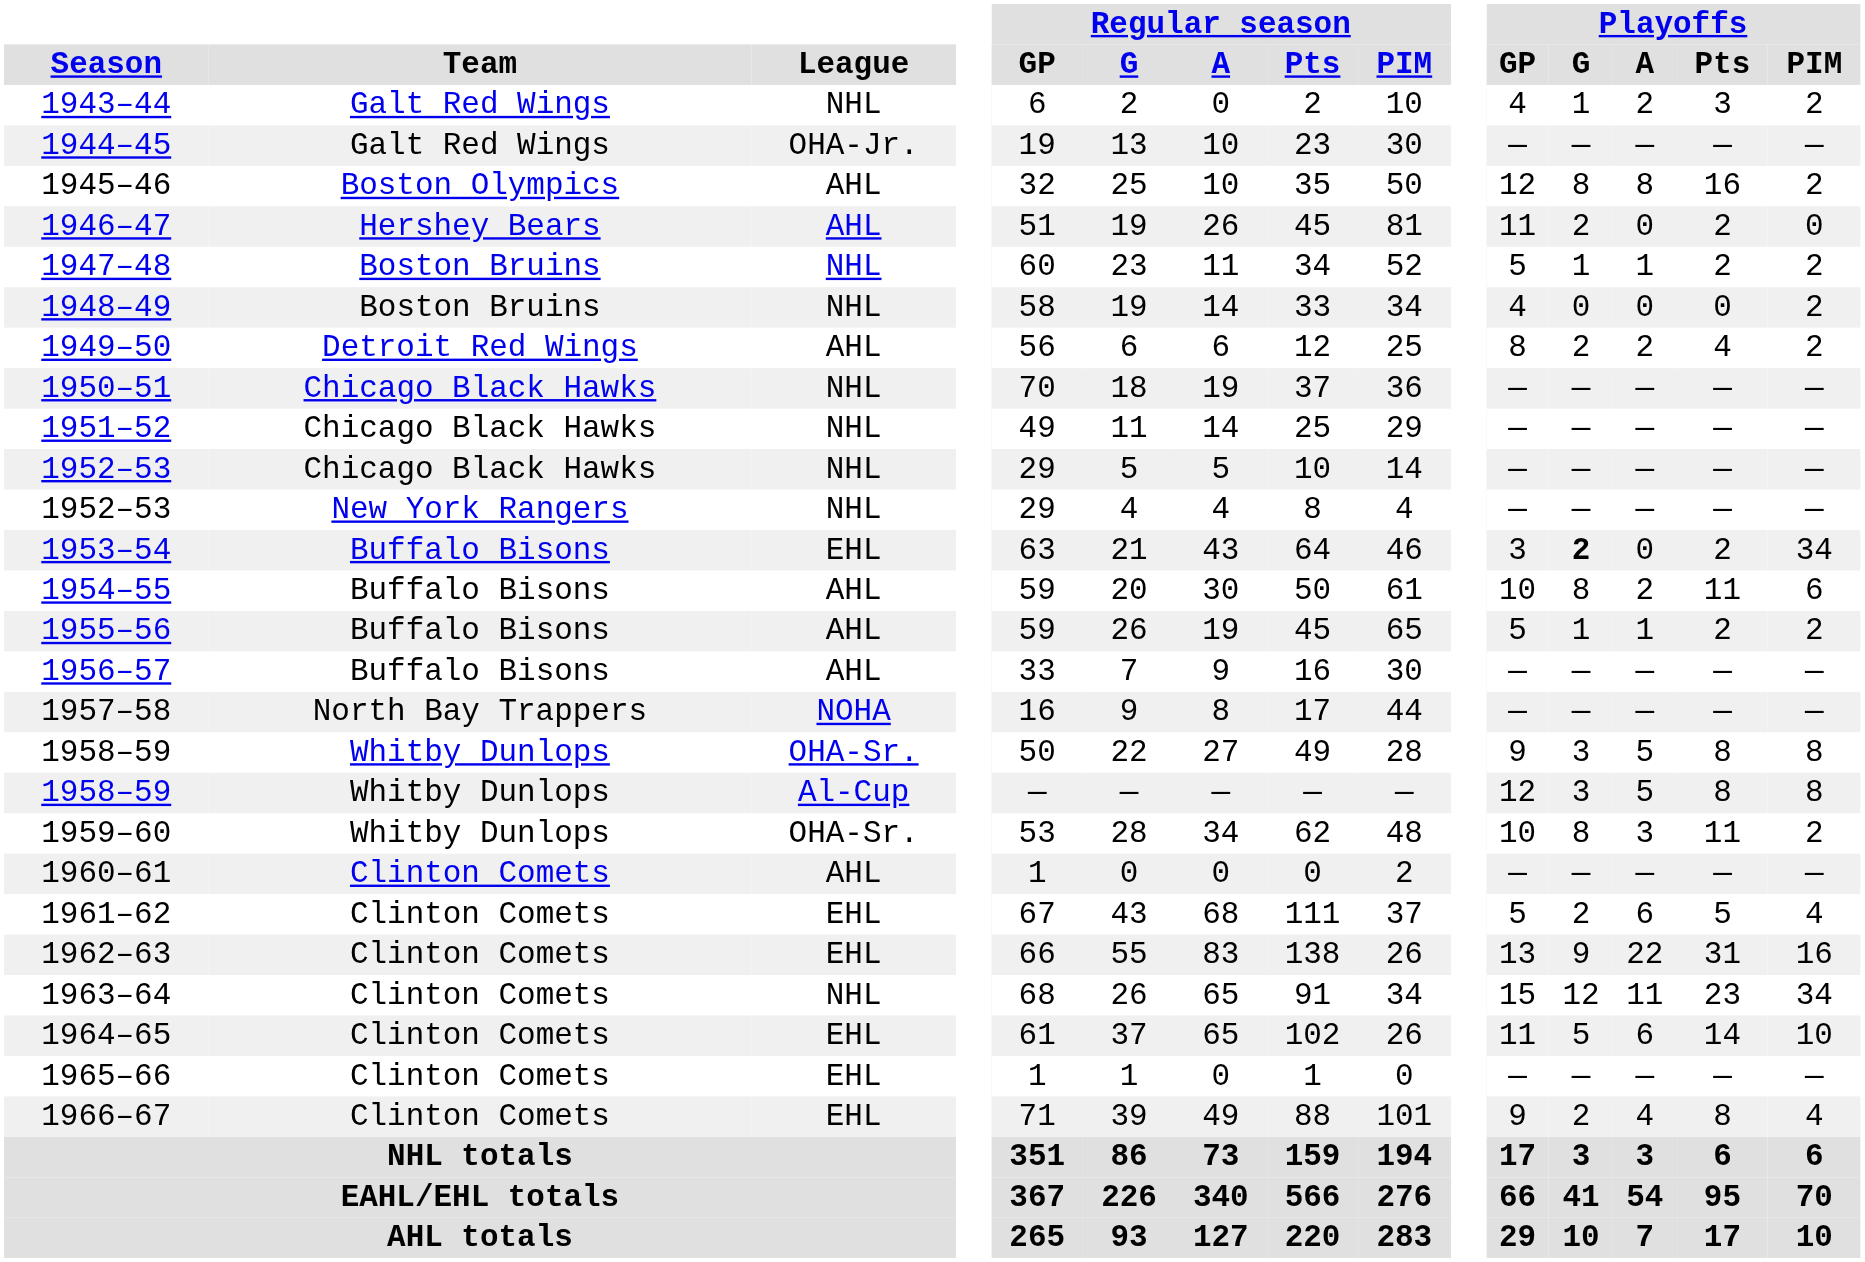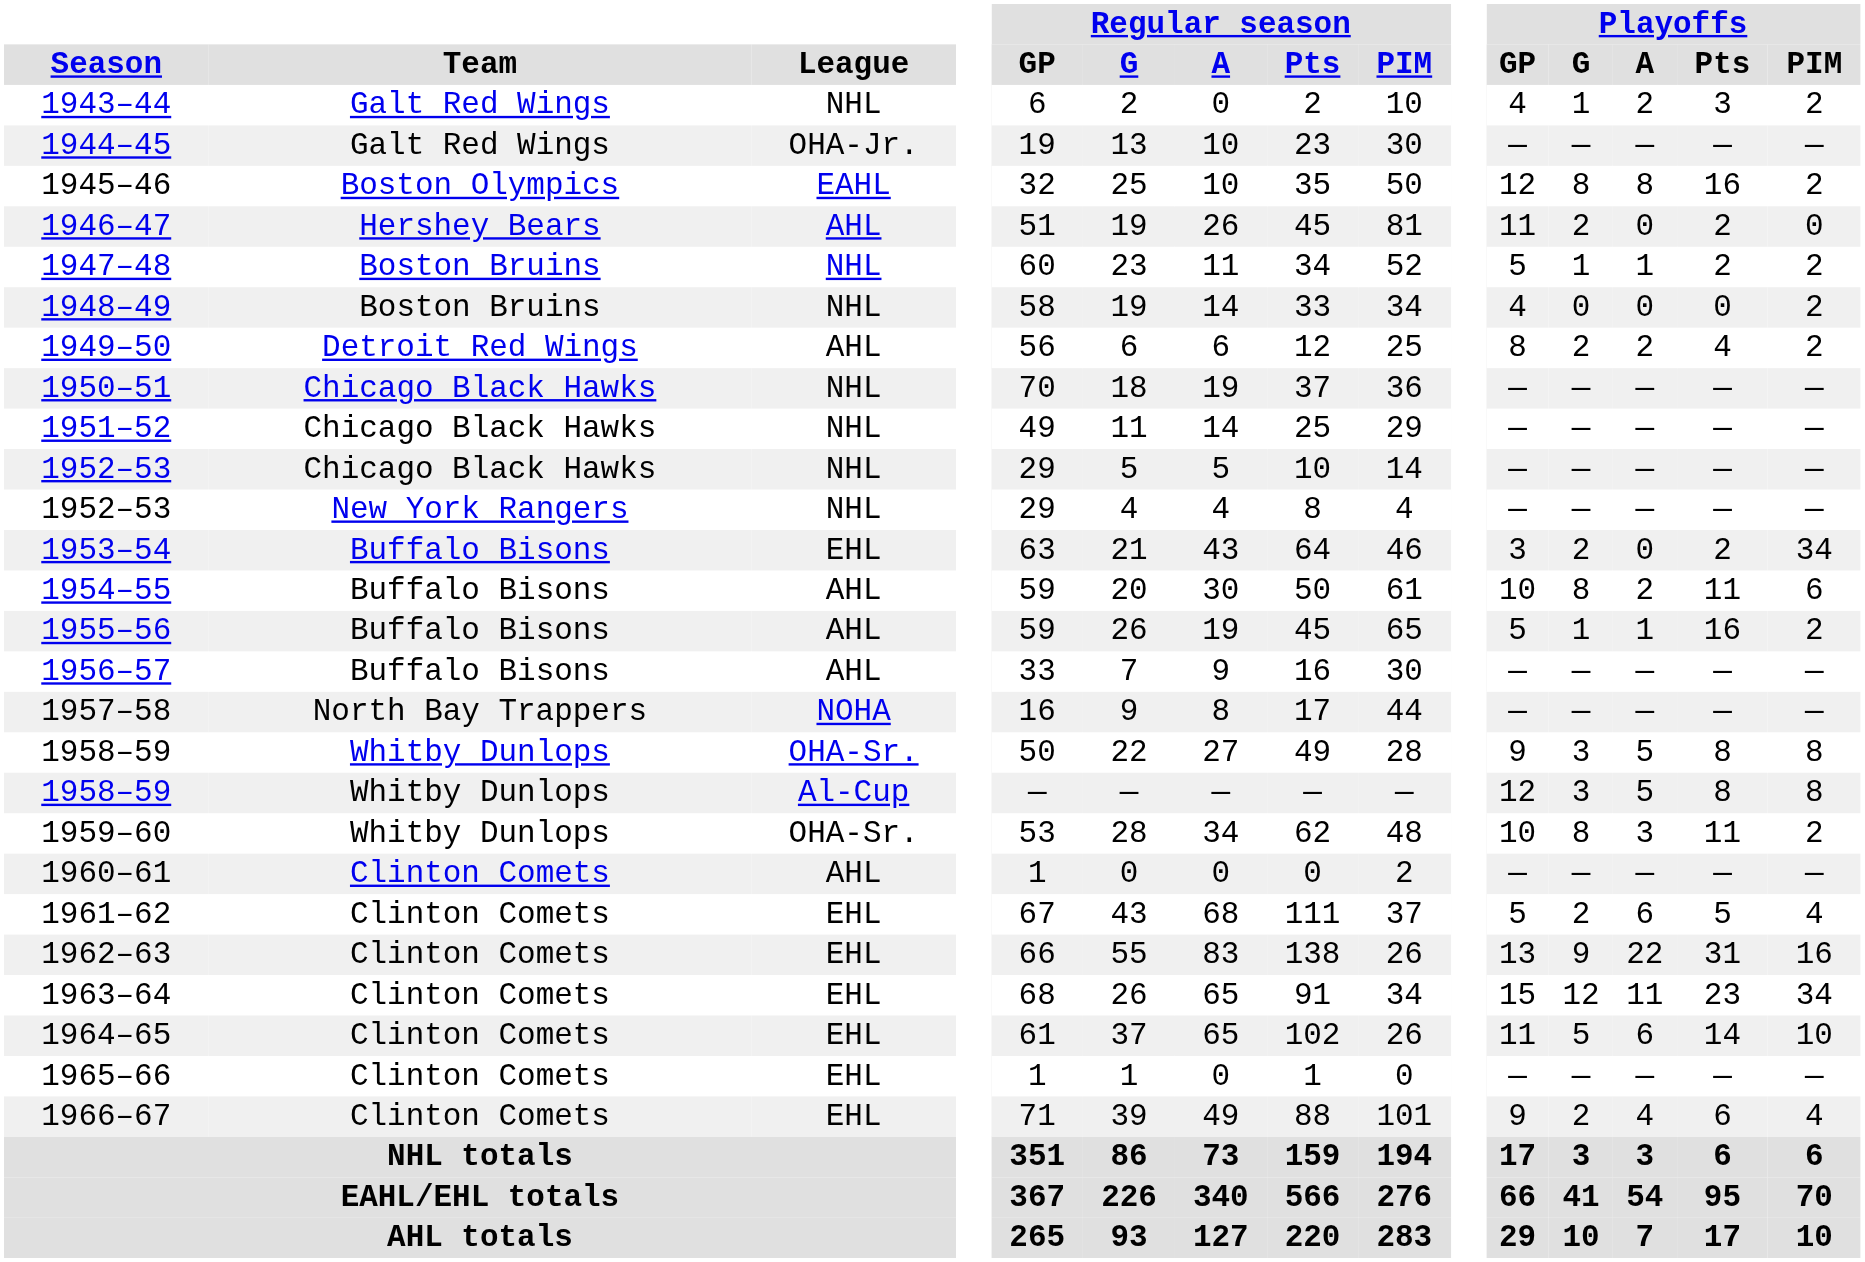(854, 186) AHL -> (854, 186) EAHL
(1581, 550) bold -> (1581, 550) normal
(1722, 631) 2 -> (1722, 631) 16
(854, 995) NHL -> (854, 995) EHL
(1722, 1117) 8 -> (1722, 1117) 6
